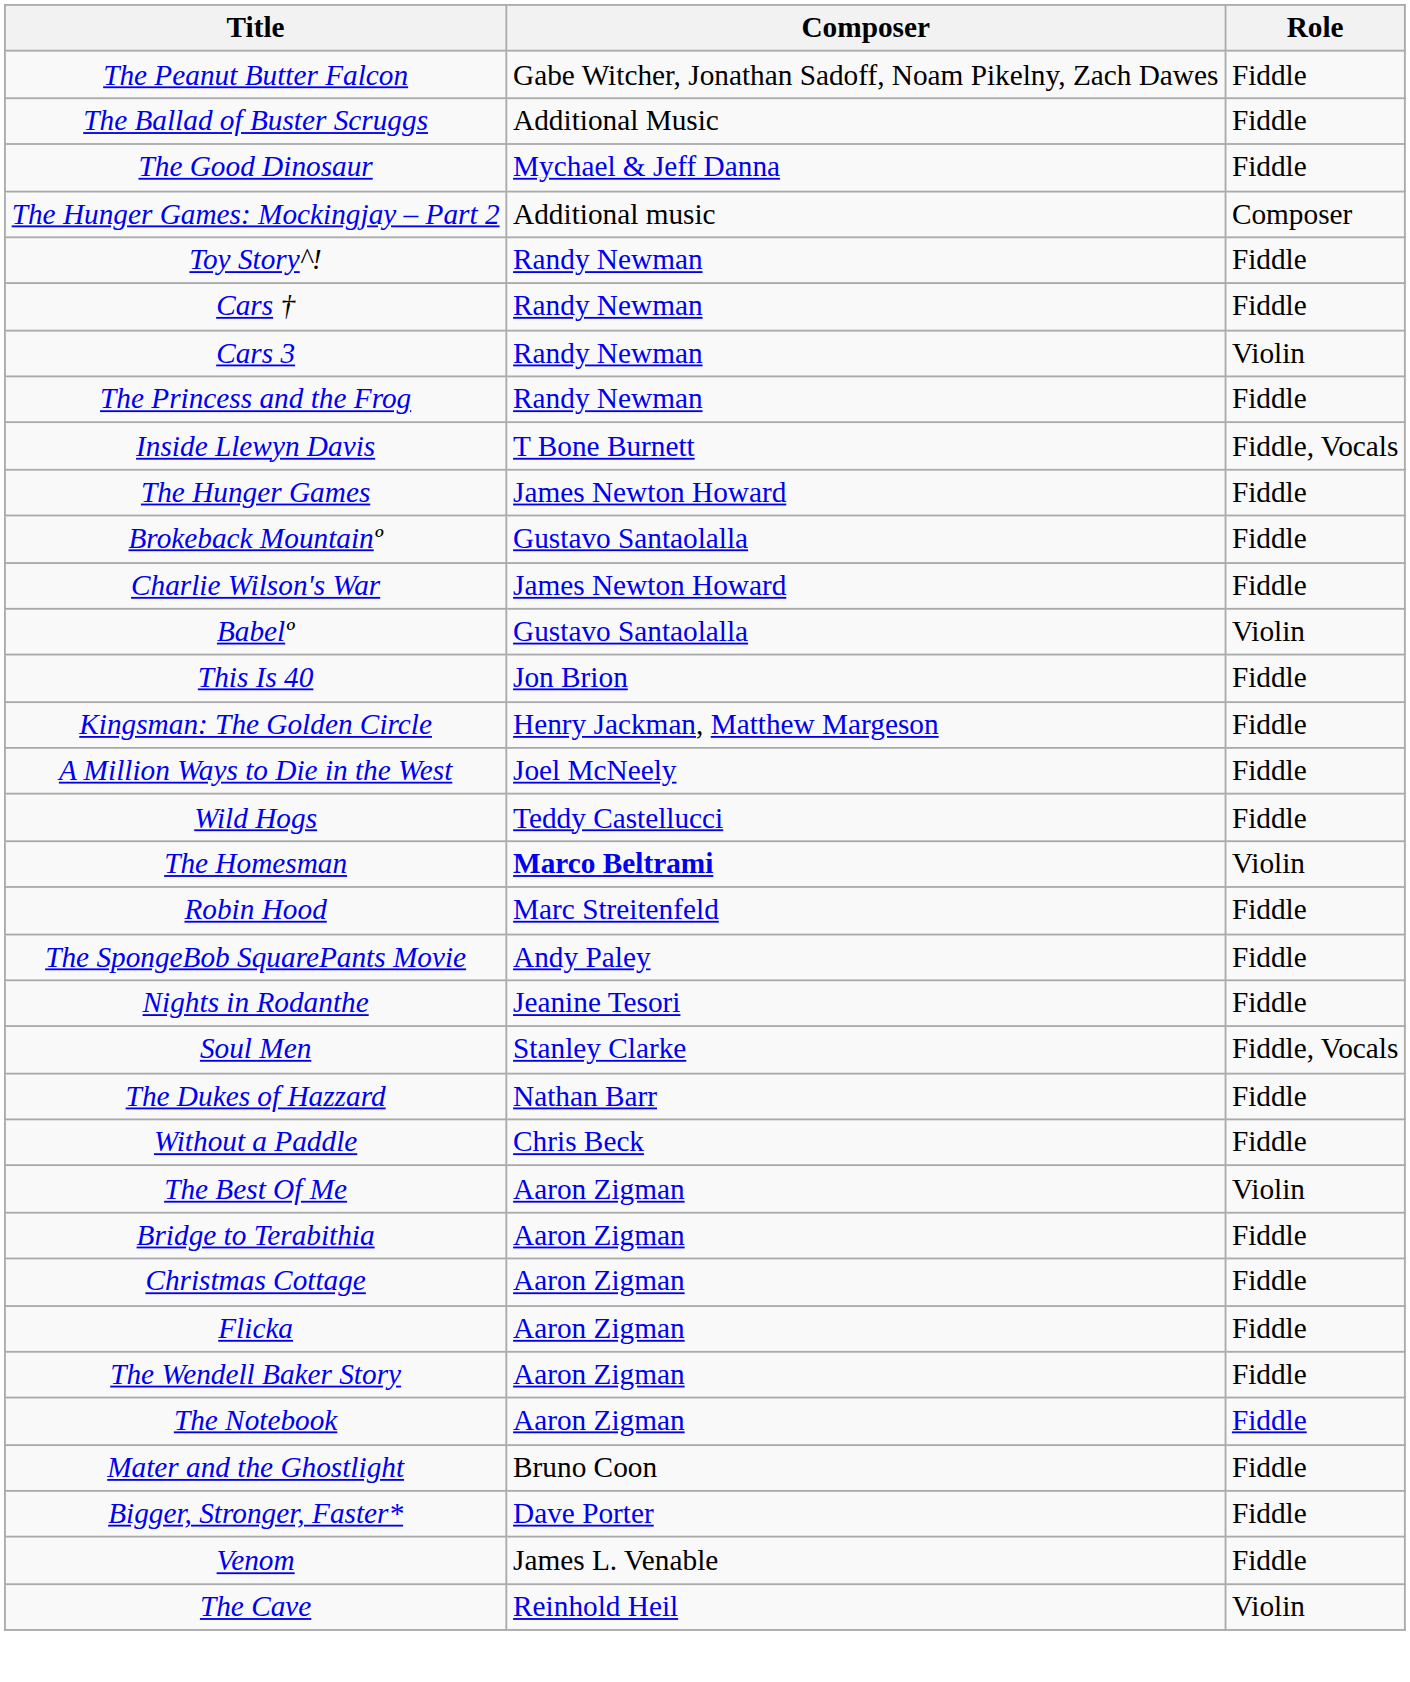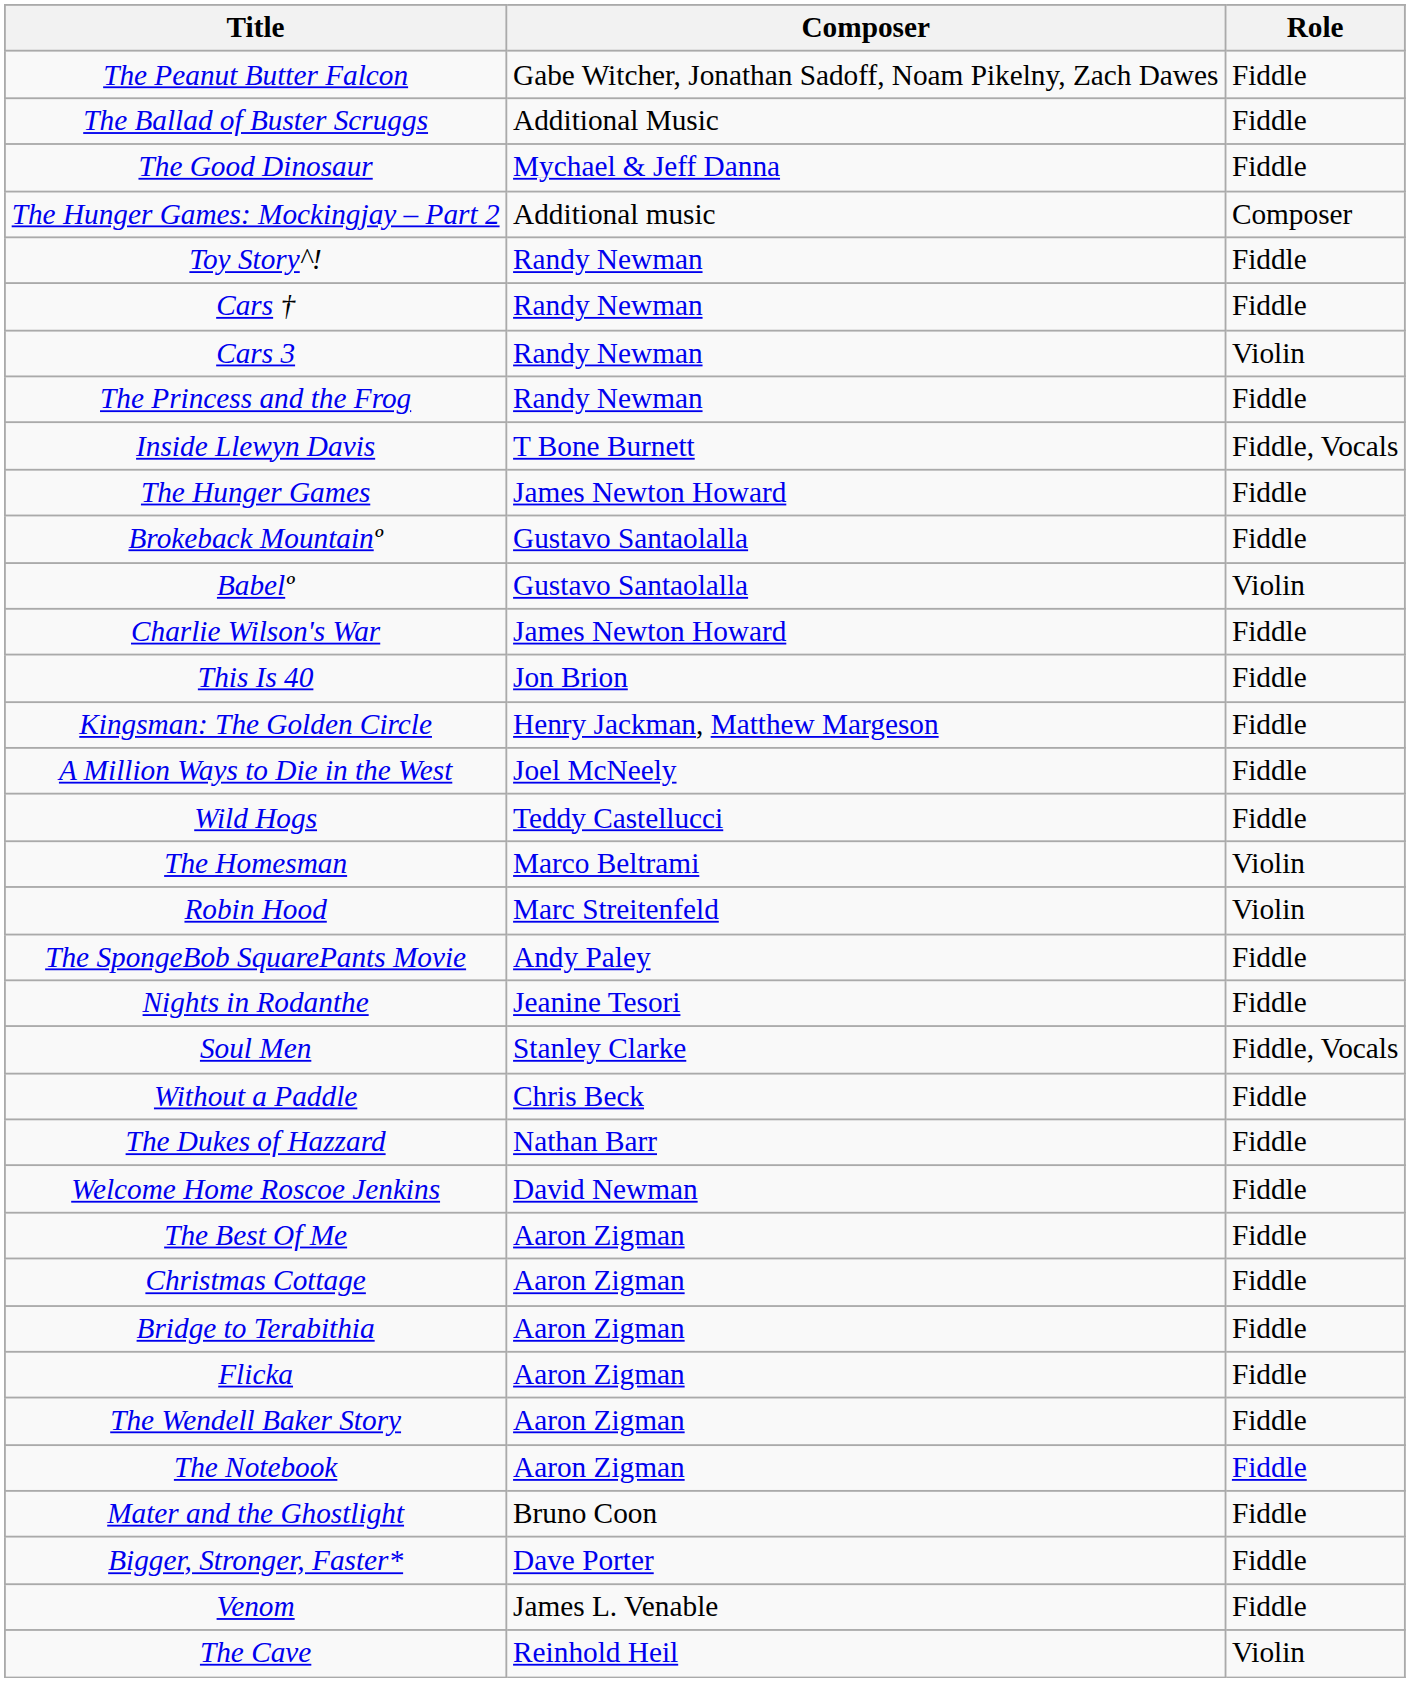rows swapped: (256, 631) <-> (256, 584)
(613, 863) bold -> (606, 863) normal
(1269, 910) Fiddle -> (1268, 910) Violin
rows swapped: (256, 1095) <-> (256, 1142)
+ row: (256, 1188)
(1268, 1188) Violin -> (1269, 1235) Fiddle
rows swapped: (256, 1235) <-> (256, 1281)
